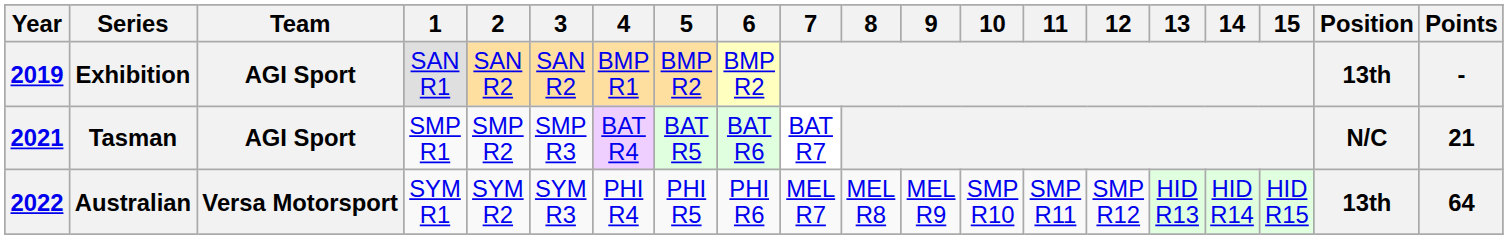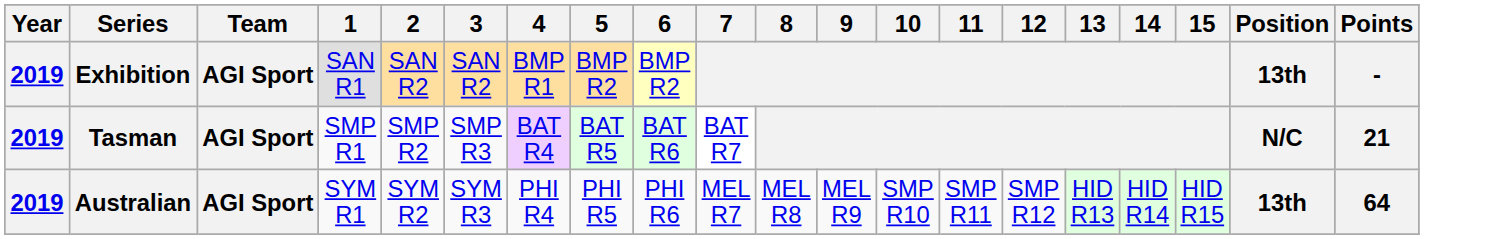(37, 138) 2021 -> (37, 138) 2019
(37, 201) 2022 -> (37, 201) 2019
(300, 201) Versa Motorsport -> (258, 201) AGI Sport
